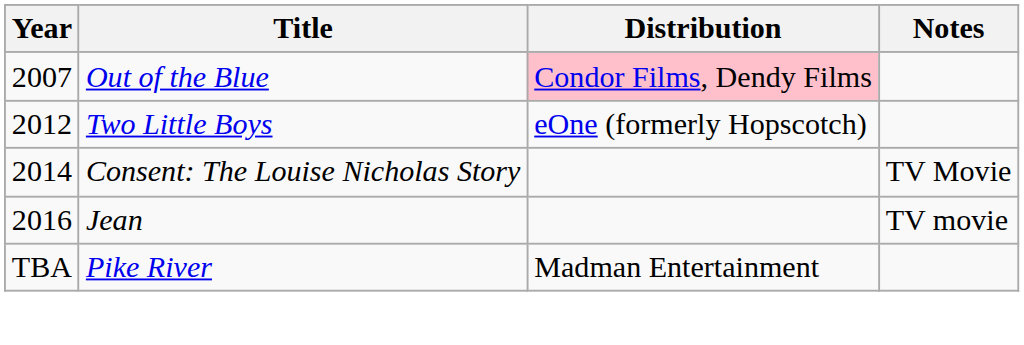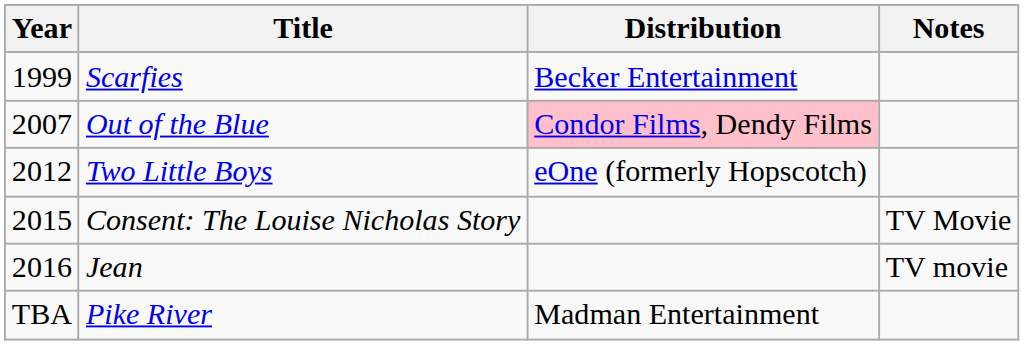+ row: (134, 76)
(42, 171) 2014 -> (42, 219) 2015
